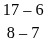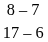rows swapped: (23, 32) <-> (23, 10)
